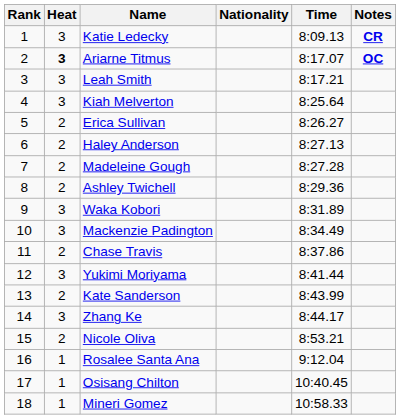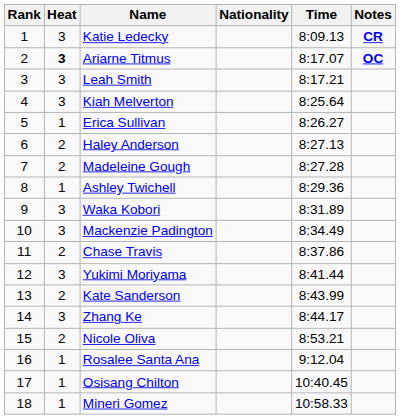(62, 123) 2 -> (62, 123) 1
(62, 187) 2 -> (62, 187) 1
